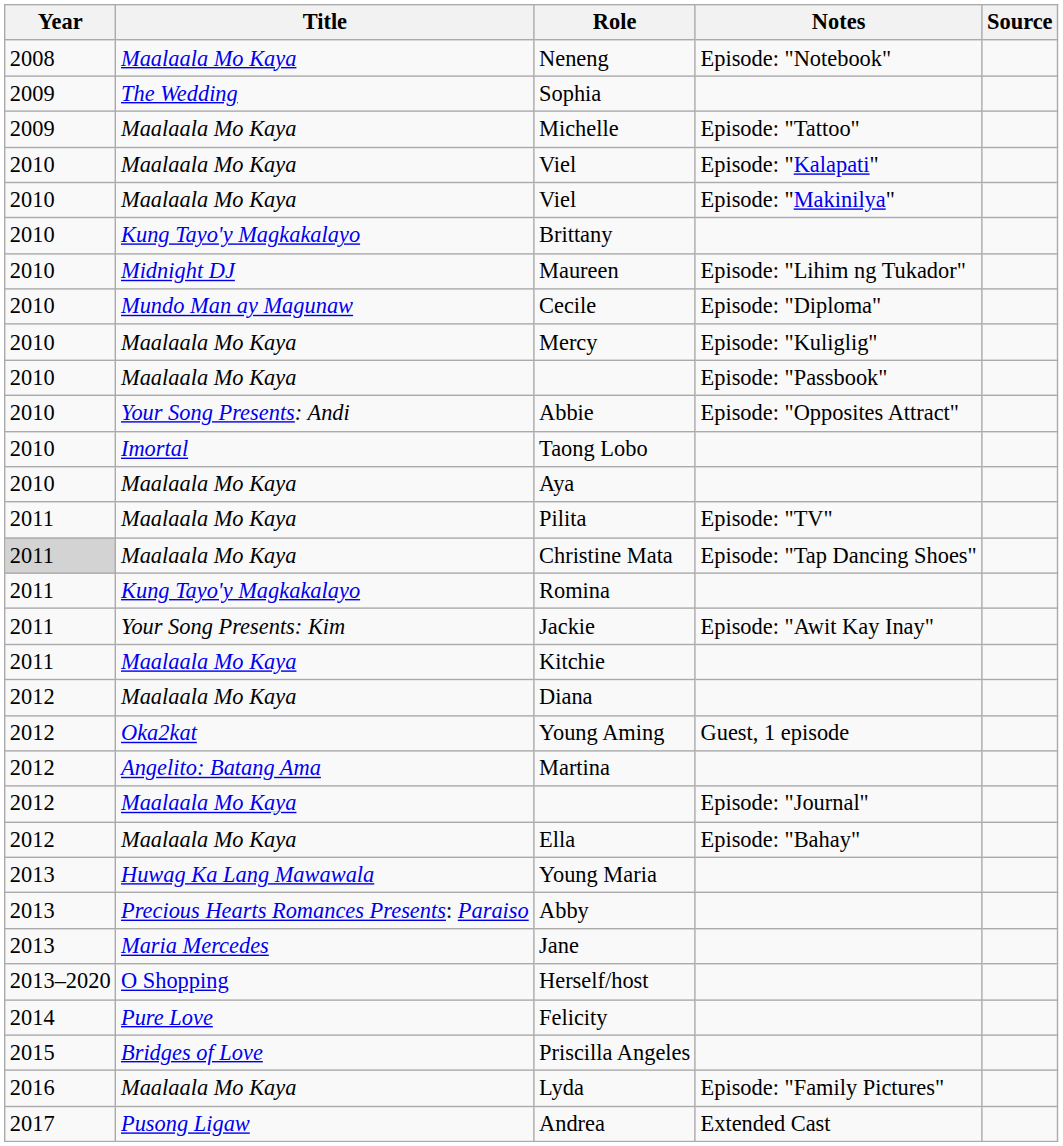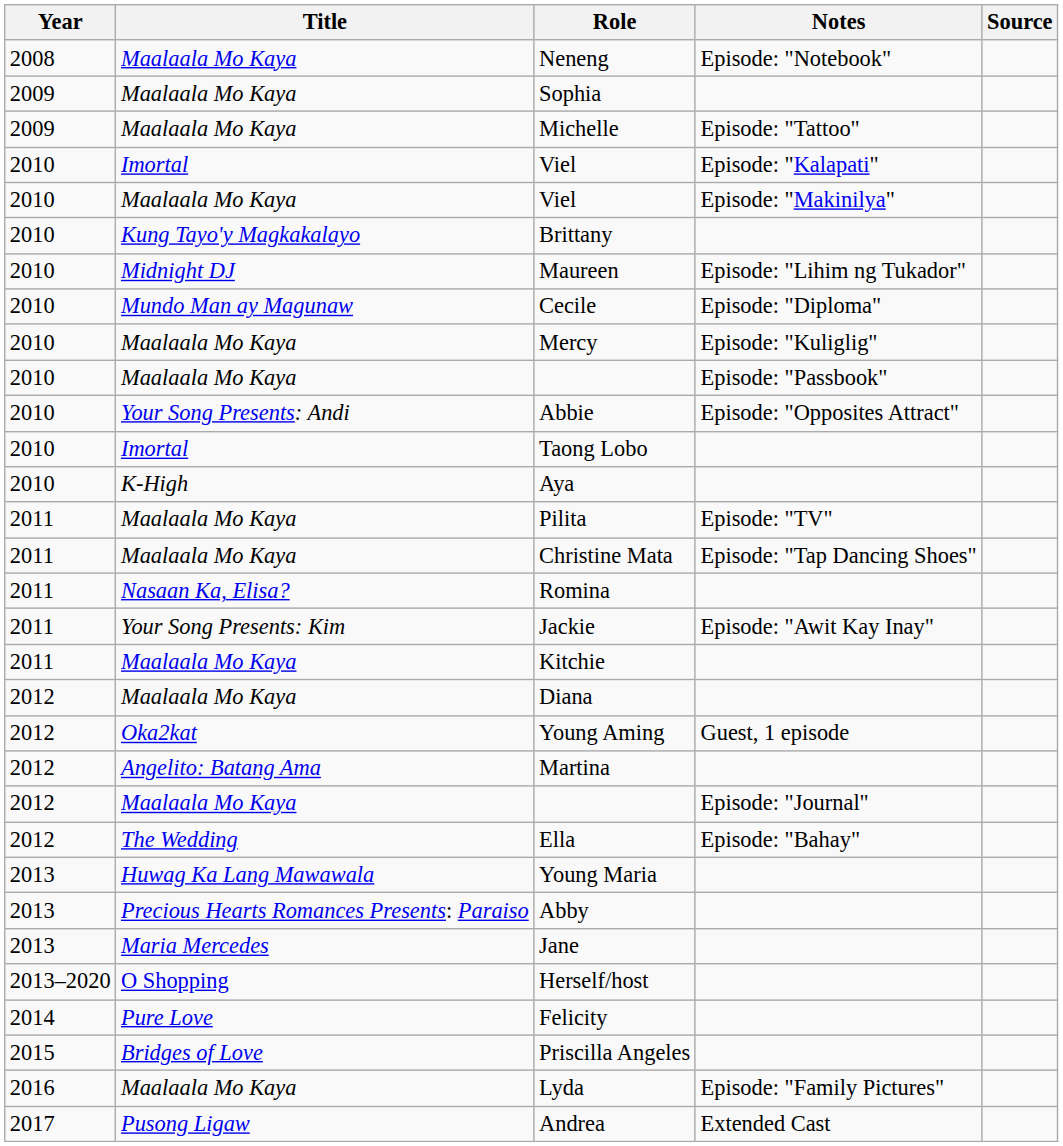(179, 93) The Wedding -> (209, 93) Maalaala Mo Kaya
(209, 164) Maalaala Mo Kaya -> (155, 164) Imortal
(209, 484) Maalaala Mo Kaya -> (155, 484) K-High
(32, 555) lightgrey background -> (32, 555) no background
(241, 590) Kung Tayo'y Magkakalayo -> (205, 590) Nasaan Ka, Elisa?
(209, 839) Maalaala Mo Kaya -> (179, 839) The Wedding
